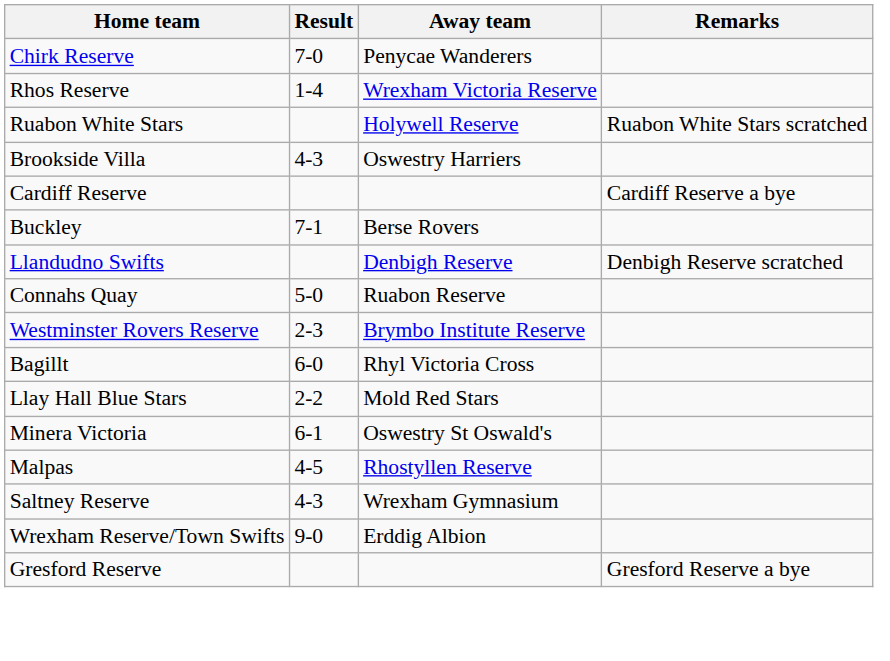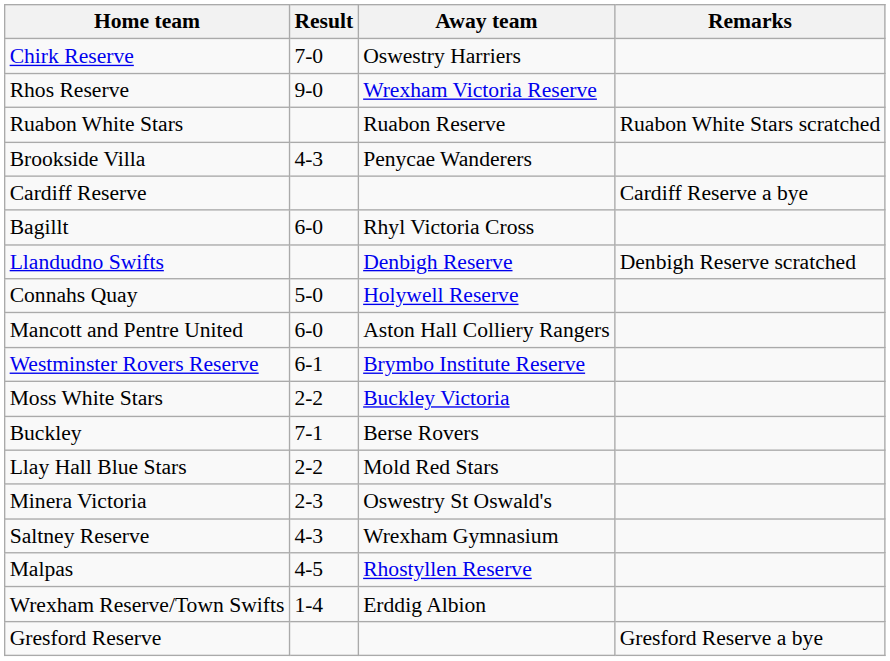(448, 55) Penycae Wanderers -> (442, 55) Oswestry Harriers
(309, 90) 1-4 -> (309, 90) 9-0
(441, 124) Holywell Reserve -> (434, 124) Ruabon Reserve
(442, 158) Oswestry Harriers -> (448, 158) Penycae Wanderers
rows swapped: (39, 364) <-> (46, 227)
(434, 295) Ruabon Reserve -> (441, 295) Holywell Reserve
+ row: (126, 329)
(309, 329) 2-3 -> (309, 364) 6-1
+ row: (86, 398)
(309, 432) 6-1 -> (309, 501) 2-3
rows swapped: (80, 501) <-> (41, 466)
(309, 535) 9-0 -> (309, 603) 1-4
